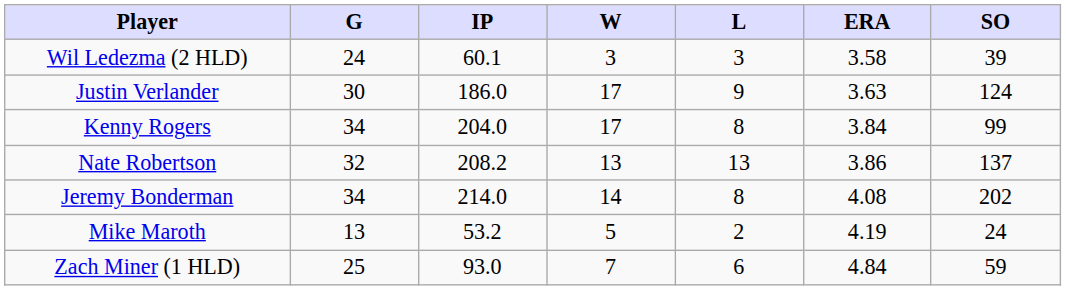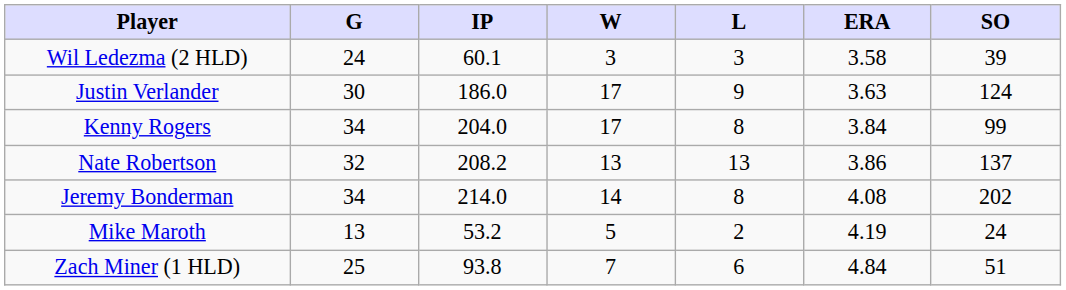(482, 267) 93.0 -> (482, 267) 93.8
(996, 267) 59 -> (996, 267) 51
